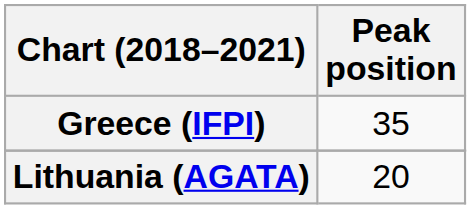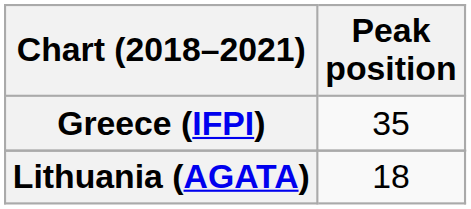(391, 176) 20 -> (391, 176) 18
